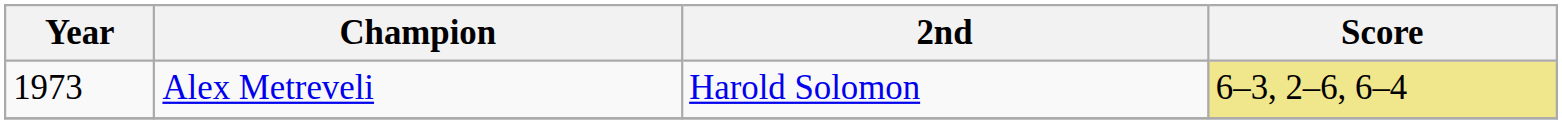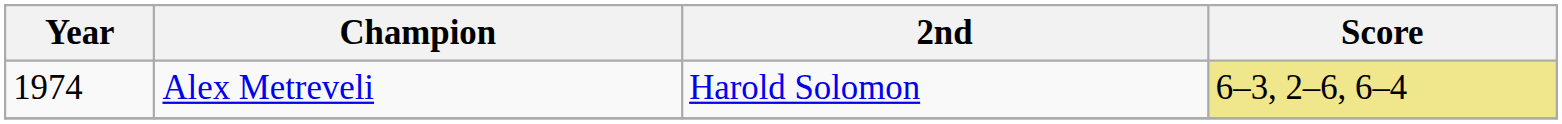(48, 88) 1973 -> (48, 88) 1974
